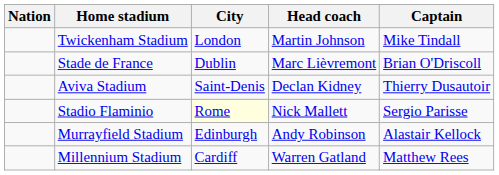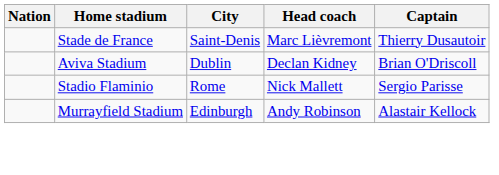- row: (123, 39)
(215, 63) Dublin -> (225, 39) Saint-Denis
(432, 63) Brian O'Driscoll -> (432, 39) Thierry Dusautoir
(230, 87) Saint-Denis -> (210, 63) Dublin
(437, 87) Thierry Dusautoir -> (427, 63) Brian O'Driscoll
(212, 110) lightyellow background -> (208, 87) no background
- row: (120, 157)
